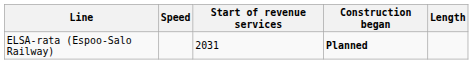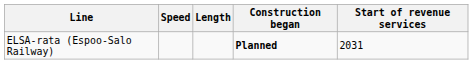columns swapped: (448, 18) <-> (258, 18)
